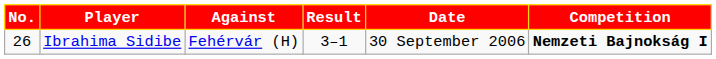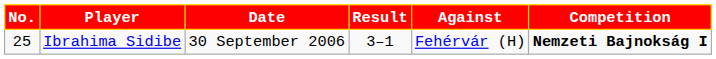columns swapped: (244, 17) <-> (447, 17)
(22, 42) 26 -> (22, 42) 25
